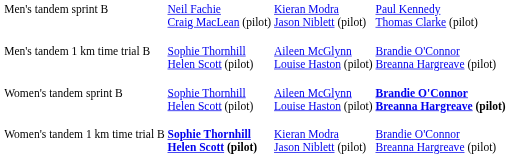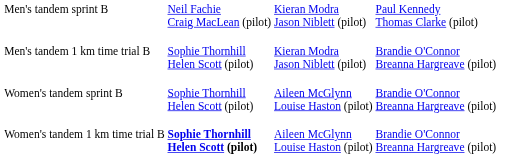(323, 57) Aileen McGlynn Louise Haston (pilot) -> (320, 57) Kieran Modra Jason Niblett (pilot)
(441, 99) bold -> (436, 99) normal
(320, 141) Kieran Modra Jason Niblett (pilot) -> (323, 141) Aileen McGlynn Louise Haston (pilot)
